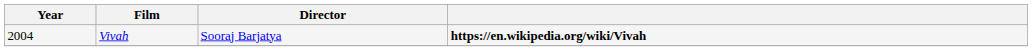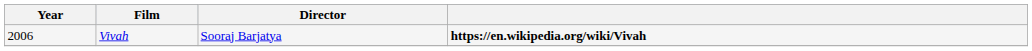(20, 35) 2004 -> (20, 35) 2006
